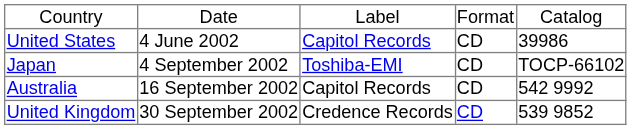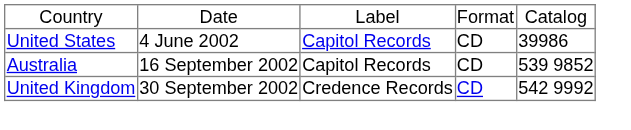- row: (31, 65)
(556, 88) 542 9992 -> (556, 65) 539 9852
(556, 112) 539 9852 -> (556, 88) 542 9992
